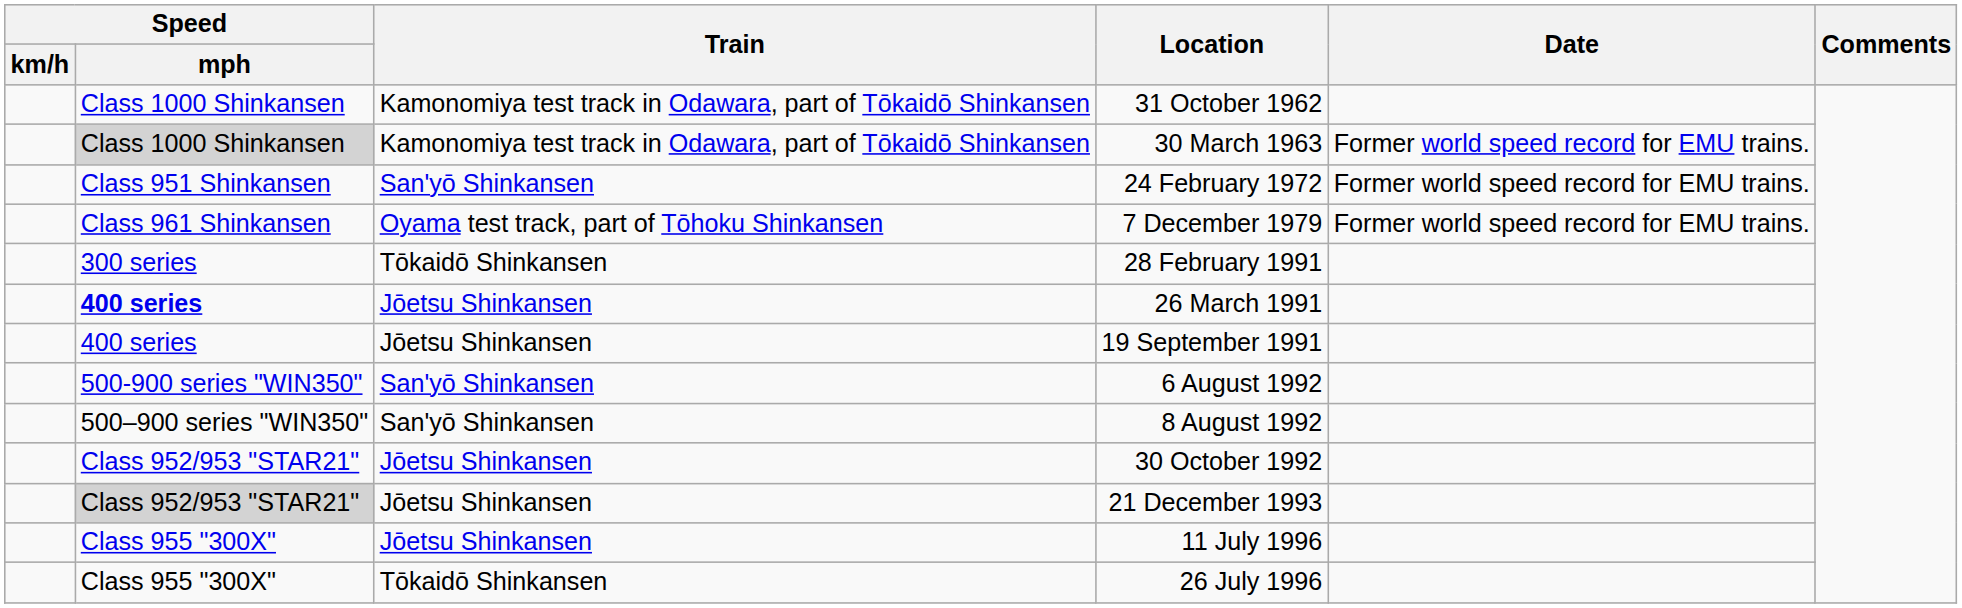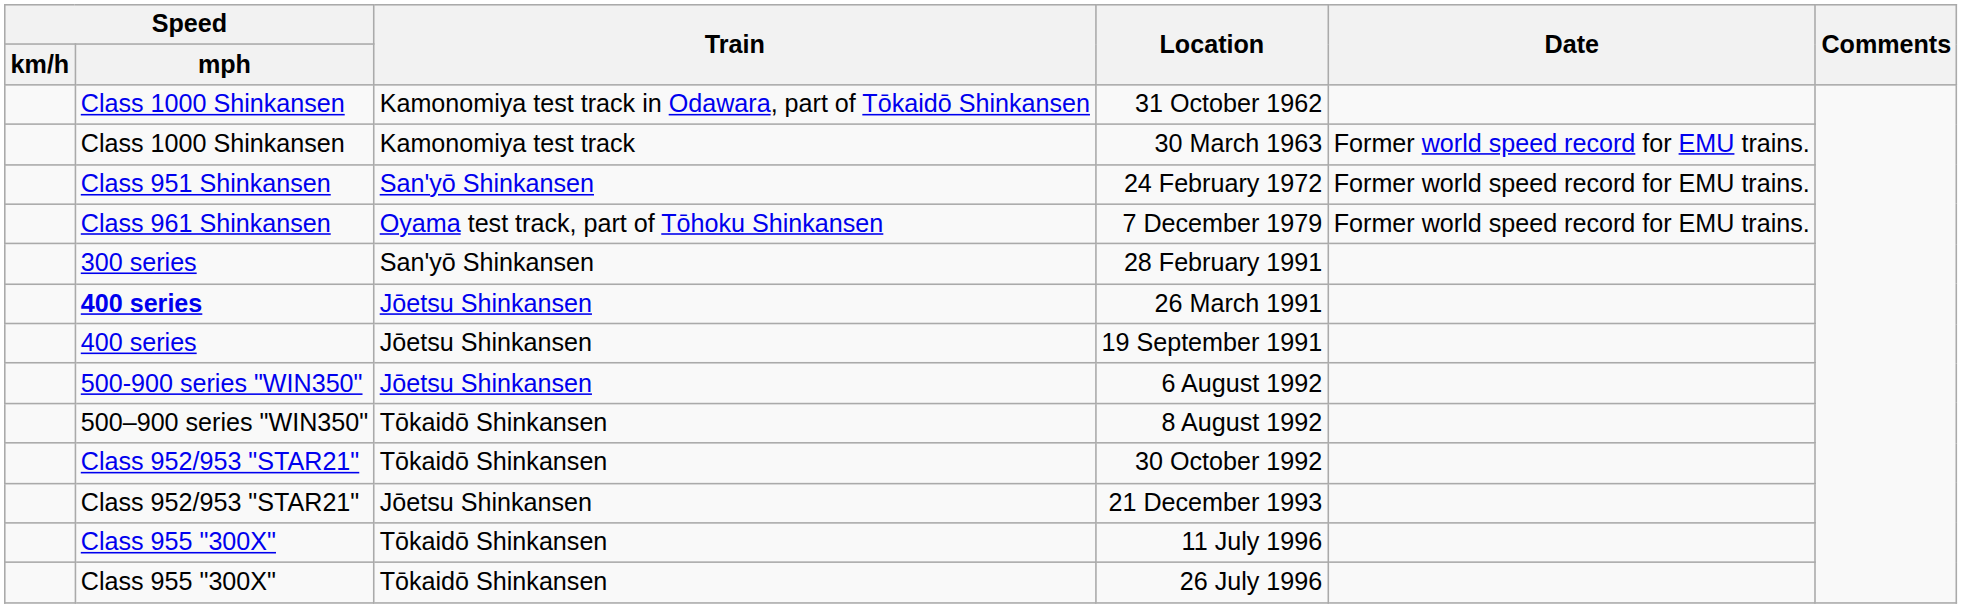(213, 143) lightgrey background -> (213, 143) no background
(735, 143) Kamonomiya test track in Odawara, part of Tōkaidō Shinkansen -> (507, 143) Kamonomiya test track
(494, 263) Tōkaidō Shinkansen -> (487, 263) San'yō Shinkansen
(487, 382) San'yō Shinkansen -> (486, 382) Jōetsu Shinkansen
(487, 422) San'yō Shinkansen -> (494, 422) Tōkaidō Shinkansen
(486, 462) Jōetsu Shinkansen -> (494, 462) Tōkaidō Shinkansen
(220, 502) lightgrey background -> (220, 502) no background
(486, 542) Jōetsu Shinkansen -> (494, 542) Tōkaidō Shinkansen
